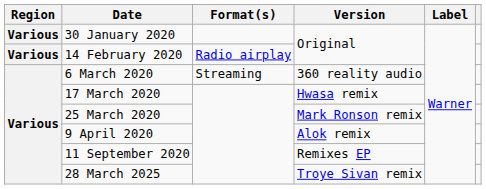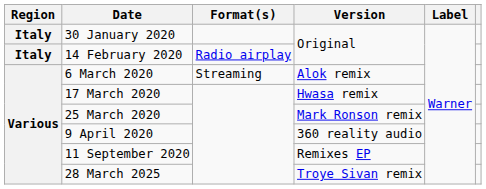(33, 34) Various -> (33, 34) Italy
(33, 54) Various -> (33, 54) Italy
(360, 74) 360 reality audio -> (334, 74) Alok remix
(334, 134) Alok remix -> (360, 134) 360 reality audio
